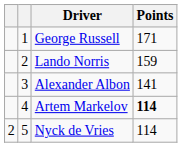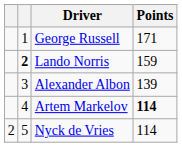(25, 61) normal -> (25, 61) bold
(147, 84) 141 -> (147, 84) 139
